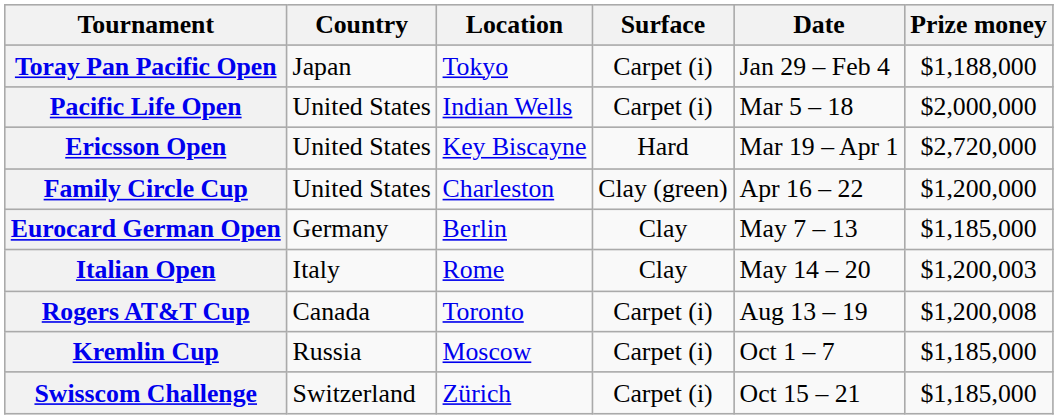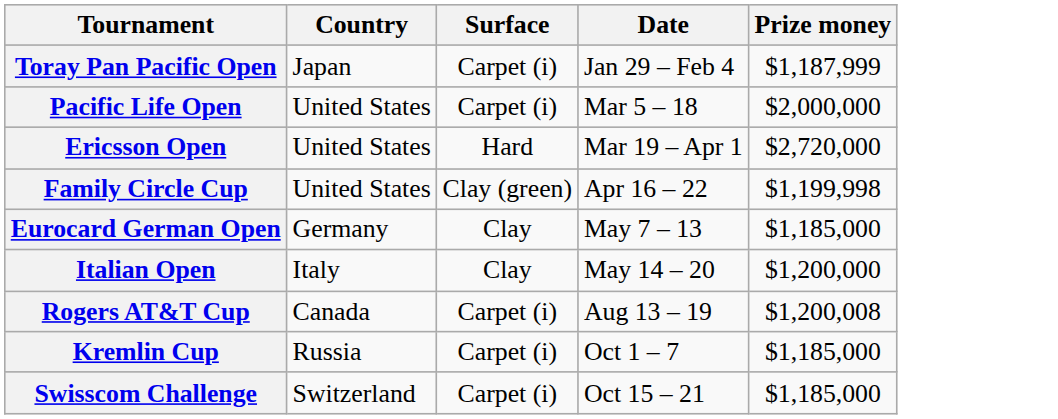- column: (514, 24)
(979, 65) $1,188,000 -> (823, 65) $1,187,999
(979, 188) $1,200,000 -> (823, 188) $1,199,998
(979, 270) $1,200,003 -> (823, 270) $1,200,000
